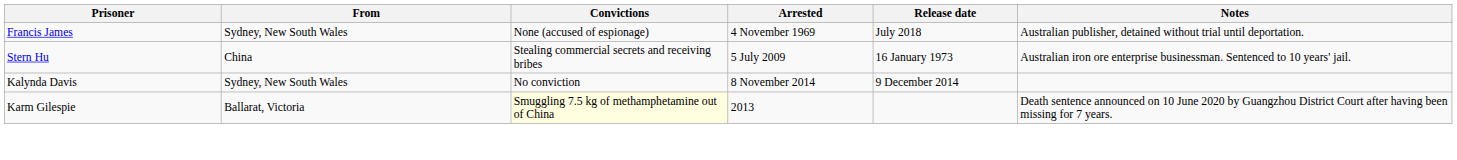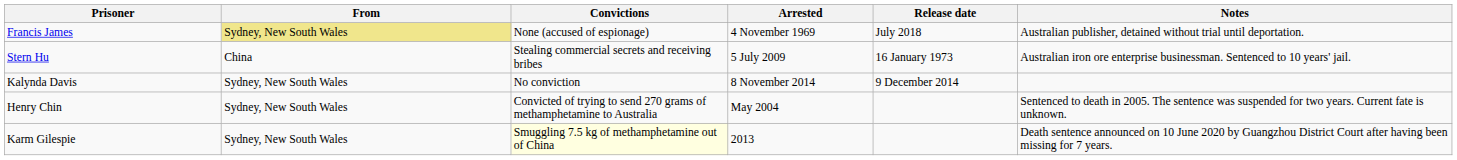(286, 32) no background -> (286, 32) khaki background
+ row: (34, 107)
(264, 107) Ballarat, Victoria -> (286, 139) Sydney, New South Wales
